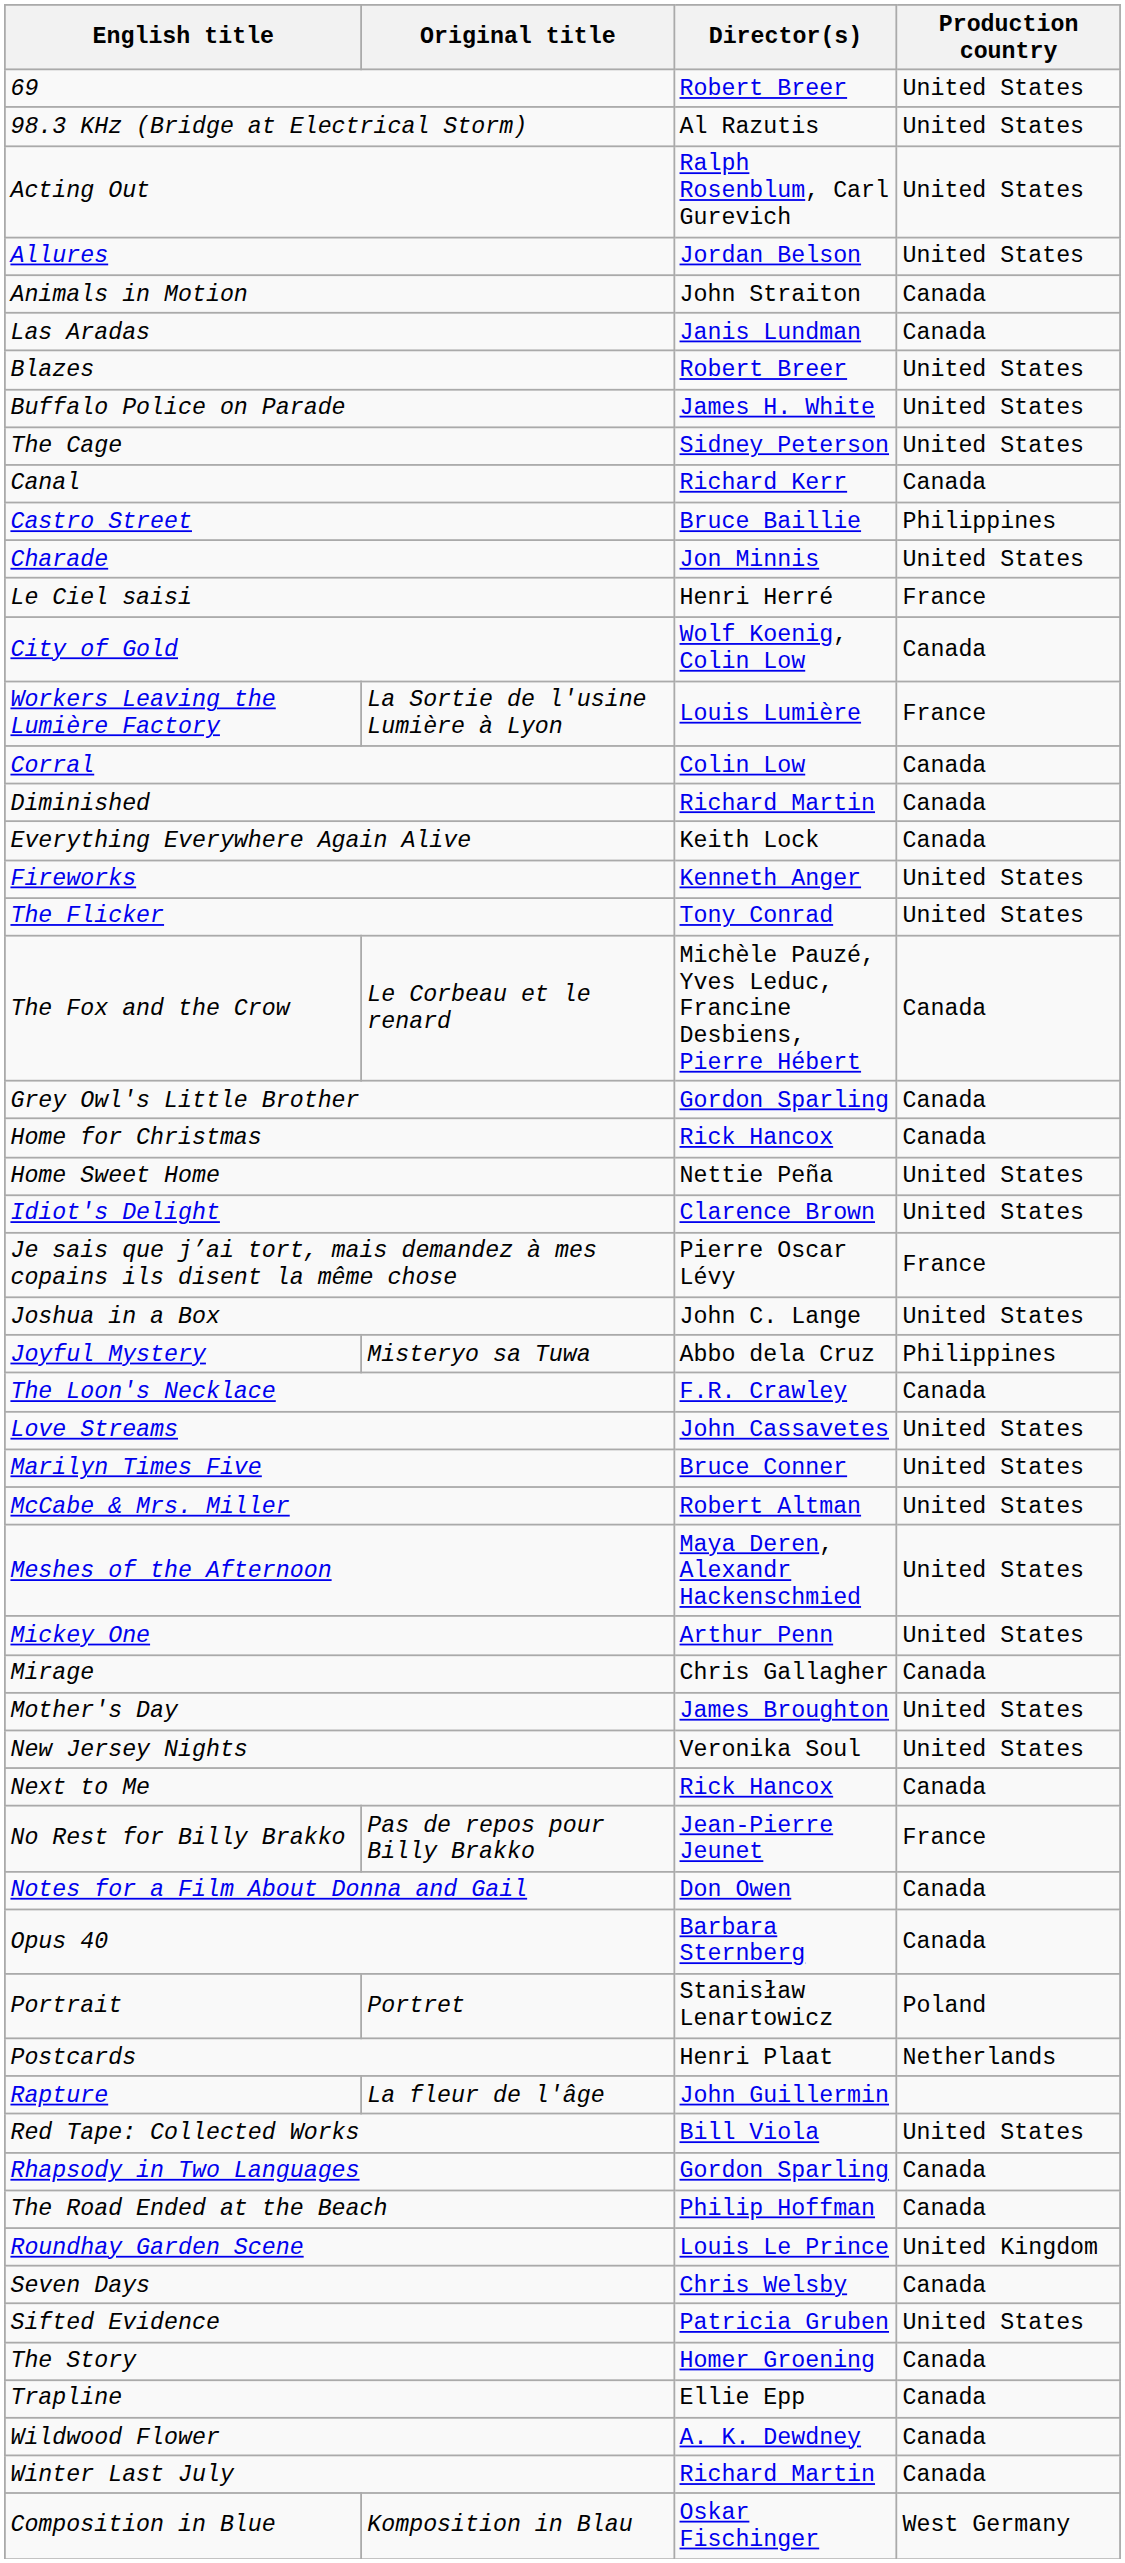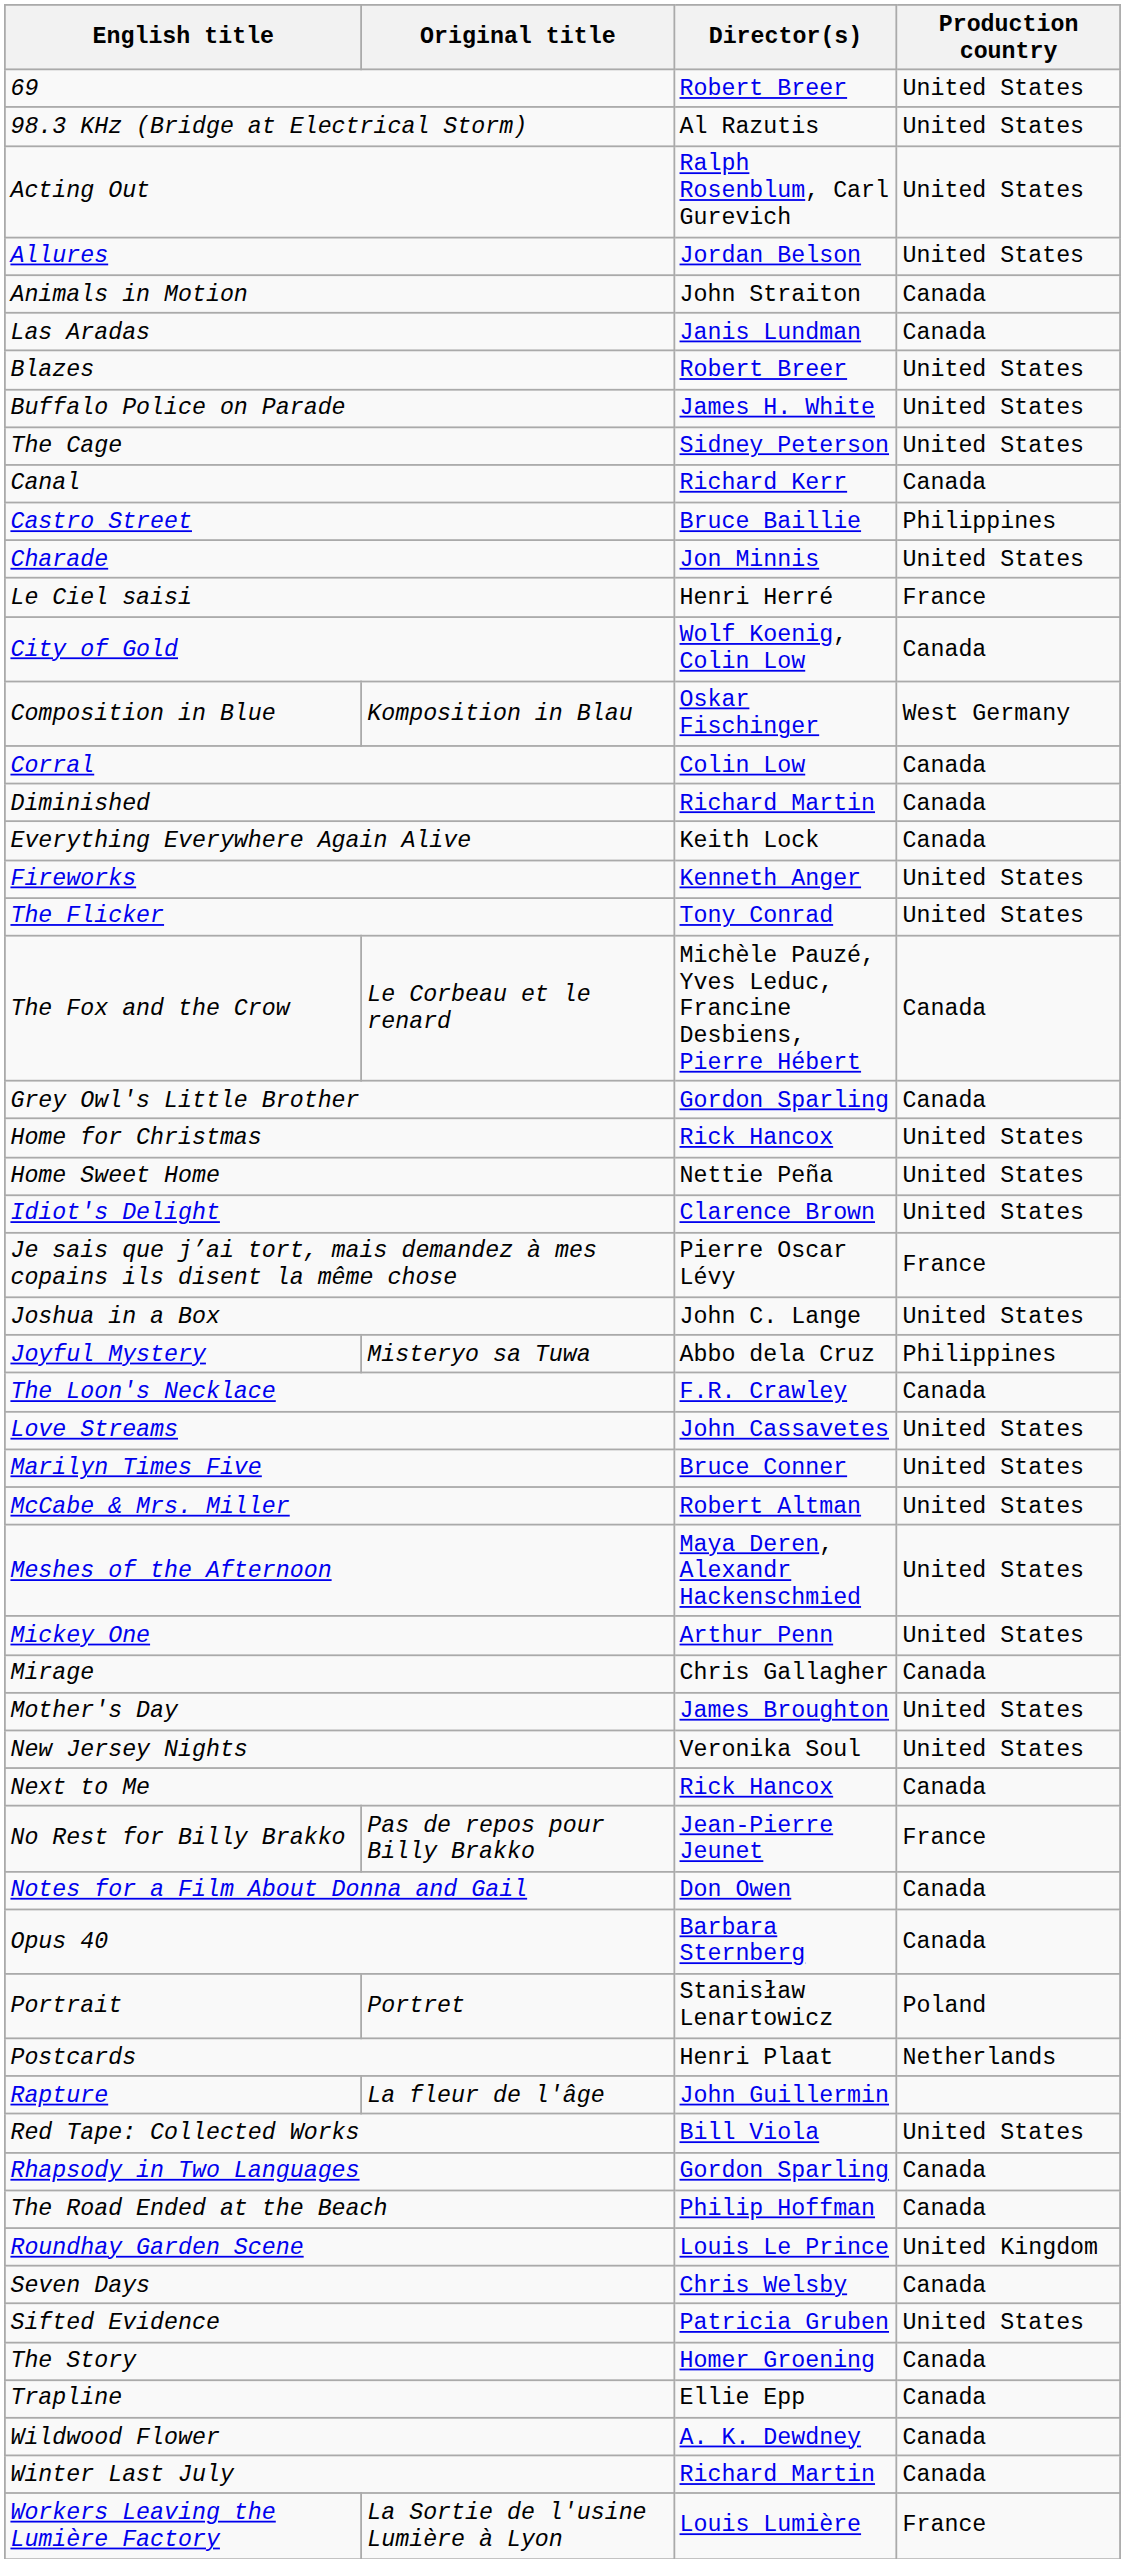rows swapped: (143, 2526) <-> (143, 714)
(944, 1138) Canada -> (993, 1138) United States
